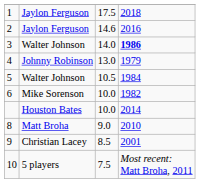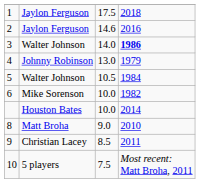(131, 142) 2001 -> (130, 142) 2011
